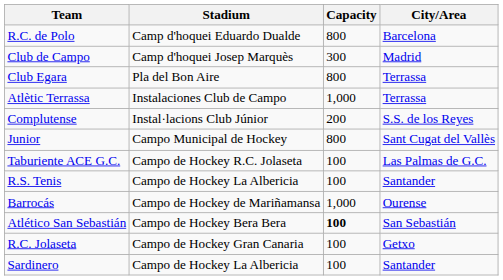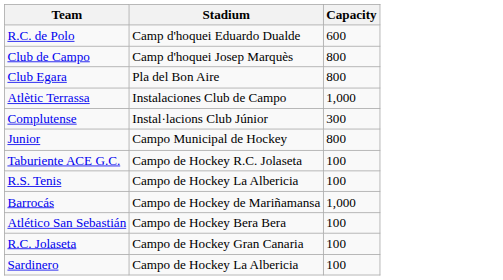- column: (439, 14)
(336, 35) 800 -> (336, 35) 600
(336, 56) 300 -> (336, 56) 800
(336, 118) 200 -> (336, 118) 300
(336, 222) bold -> (336, 222) normal
